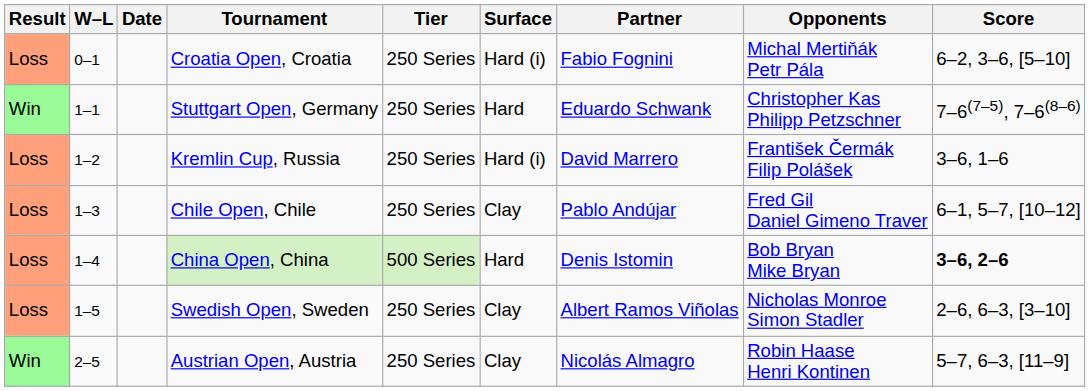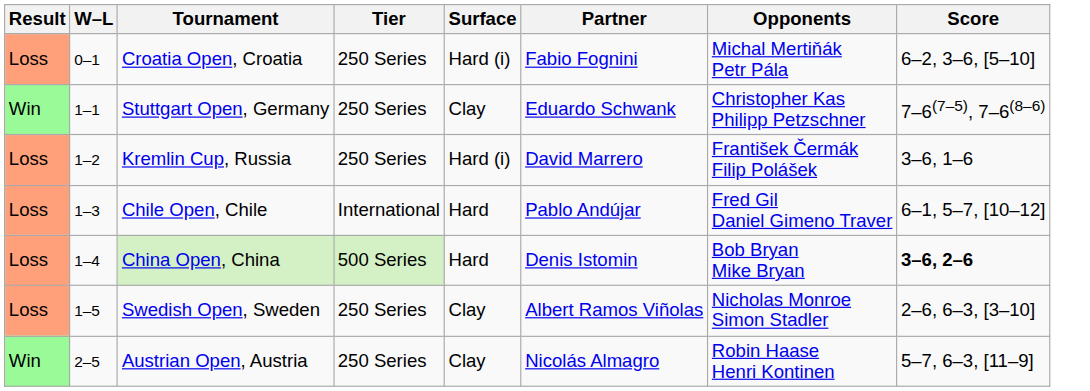- column: (142, 19)
(504, 109) Hard -> (467, 109) Clay
(431, 210) 250 Series -> (389, 210) International
(502, 210) Clay -> (469, 210) Hard
